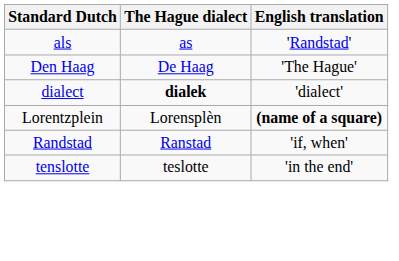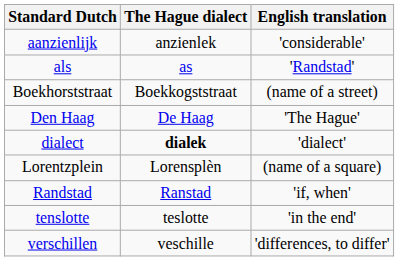+ row: (63, 42)
+ row: (62, 92)
(319, 117) bold -> (322, 167) normal
+ row: (62, 243)
